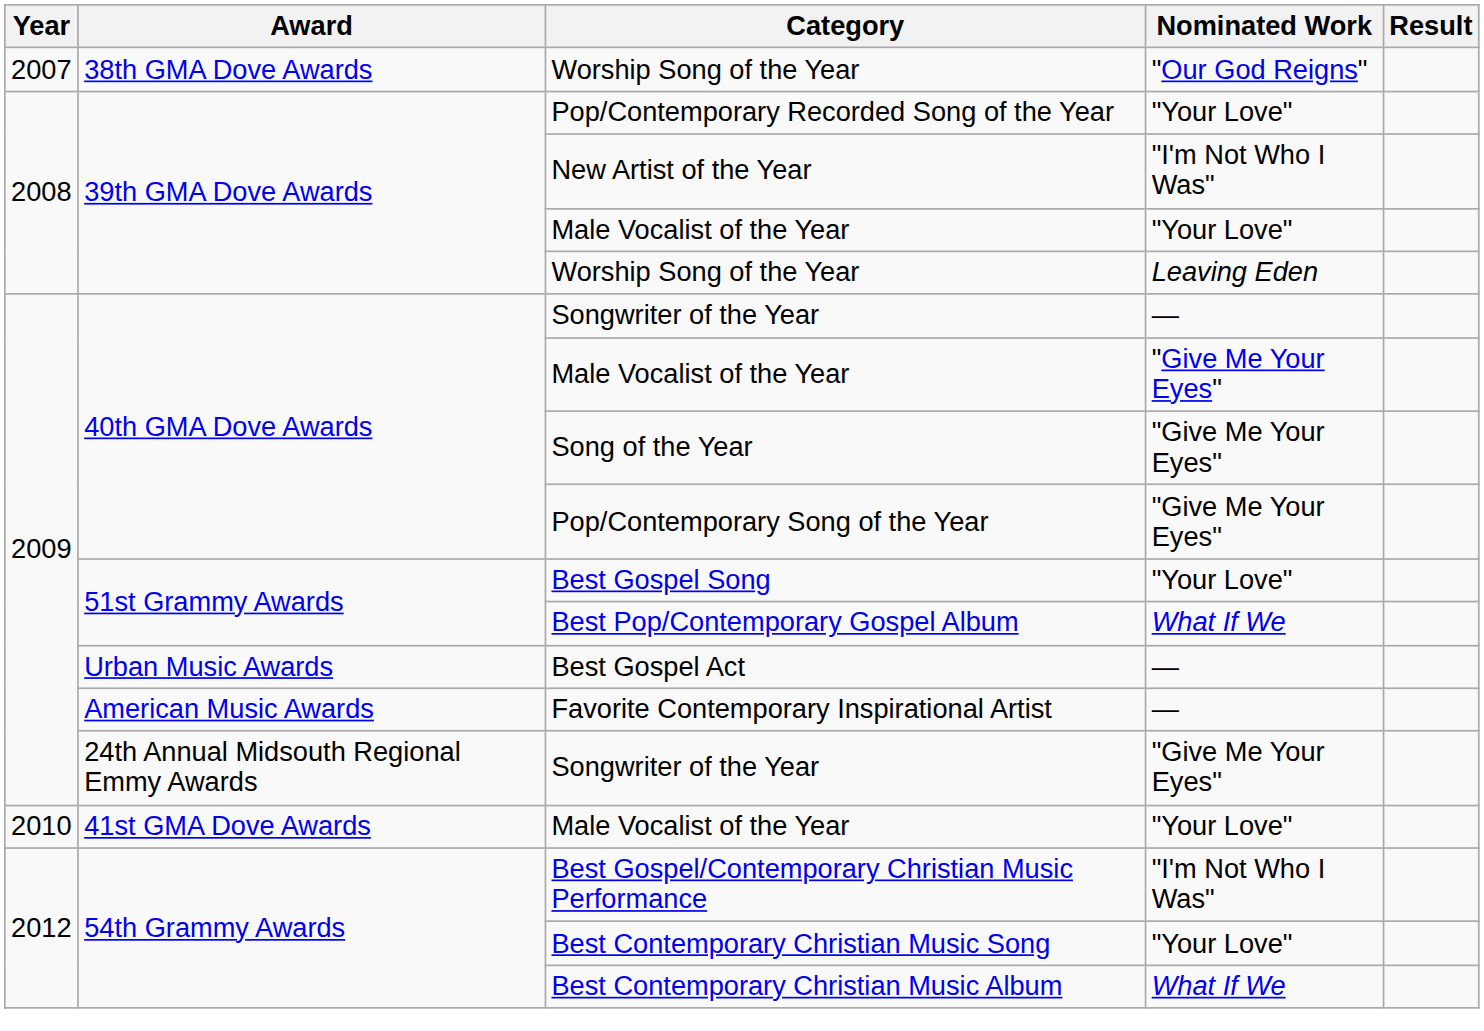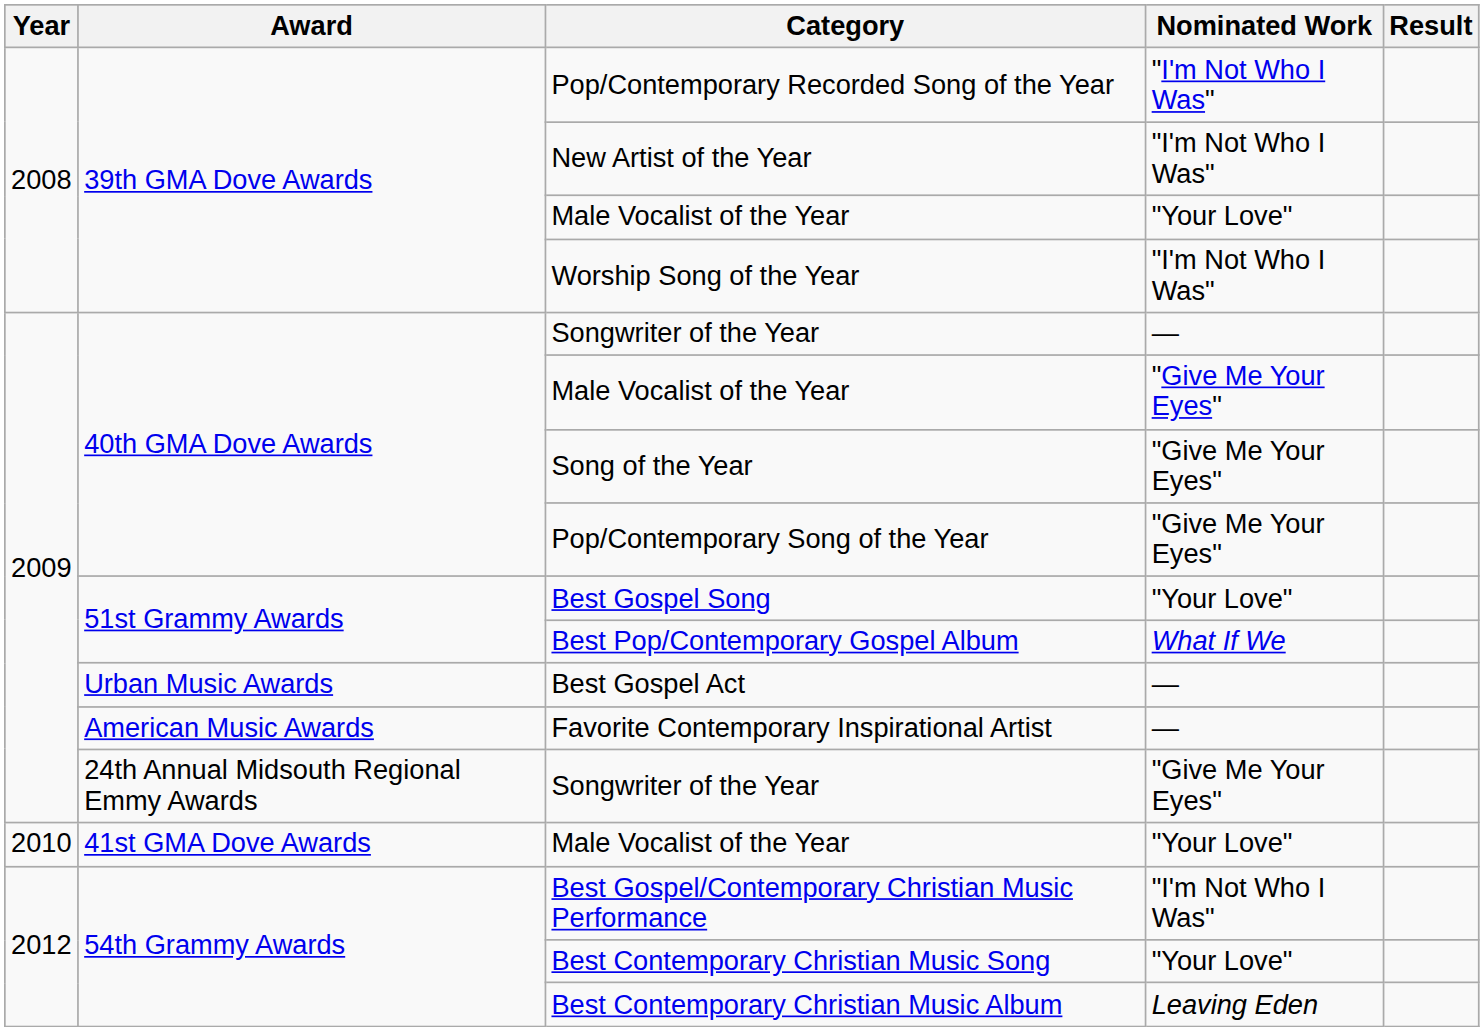- row: (228, 69)
(1222, 112) "Your Love" -> (1238, 84) "I'm Not Who I Was"
(1235, 272) Leaving Eden -> (1238, 275) "I'm Not Who I Was"
(1219, 986) What If We -> (1235, 1004) Leaving Eden
